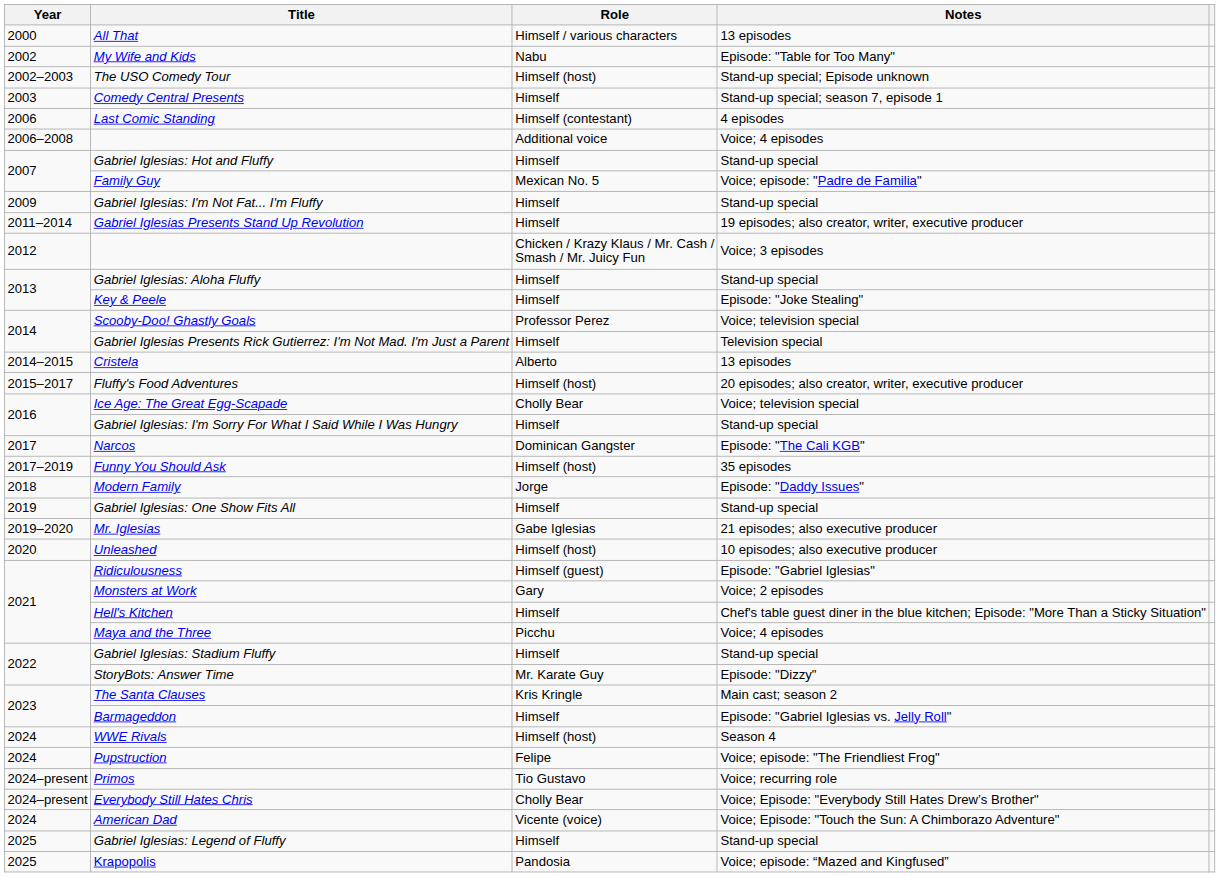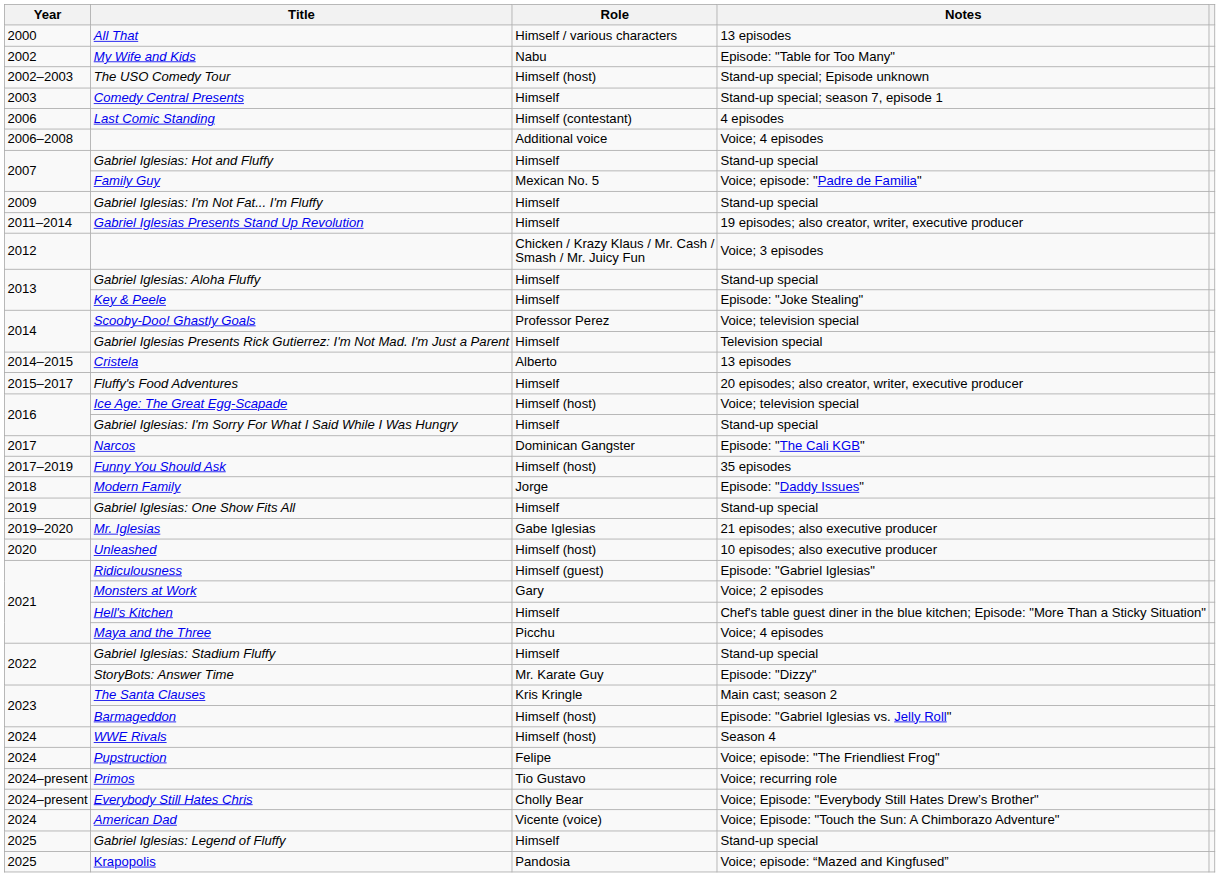(556, 383) Himself (host) -> (537, 383) Himself
(549, 404) Cholly Bear -> (556, 404) Himself (host)
(537, 716) Himself -> (556, 716) Himself (host)
